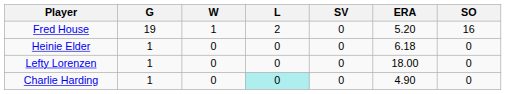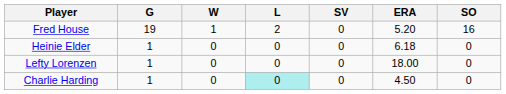(405, 81) 4.90 -> (405, 81) 4.50
